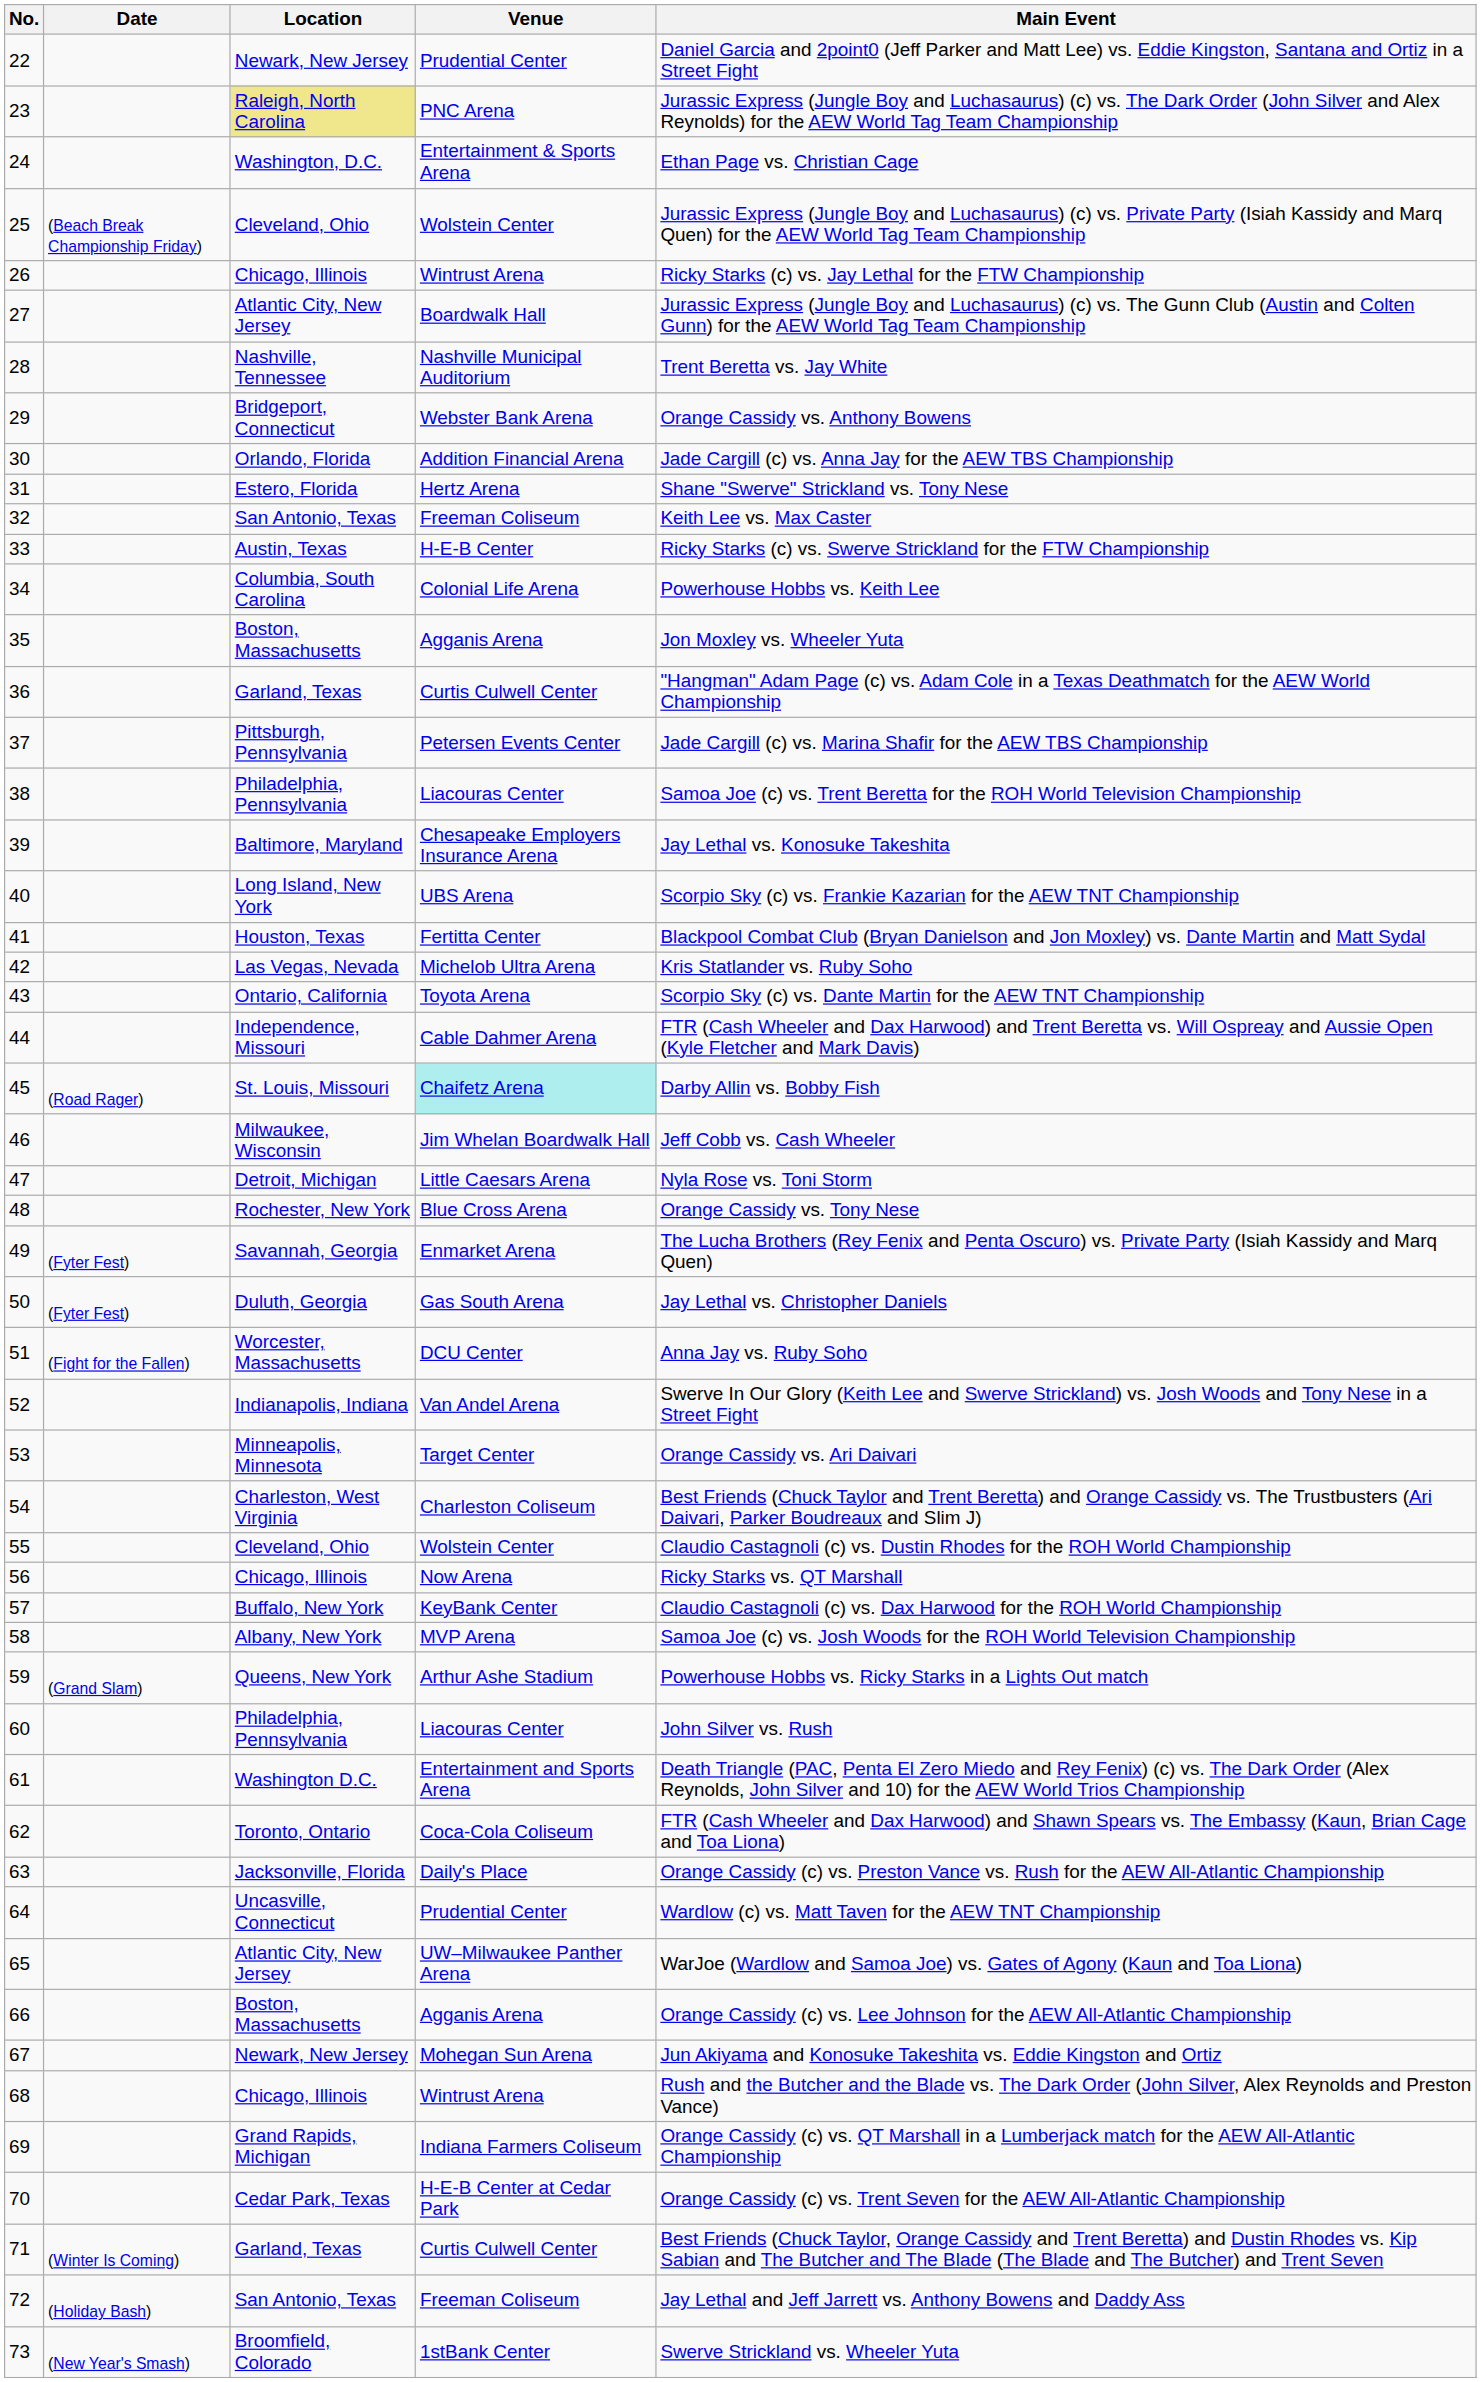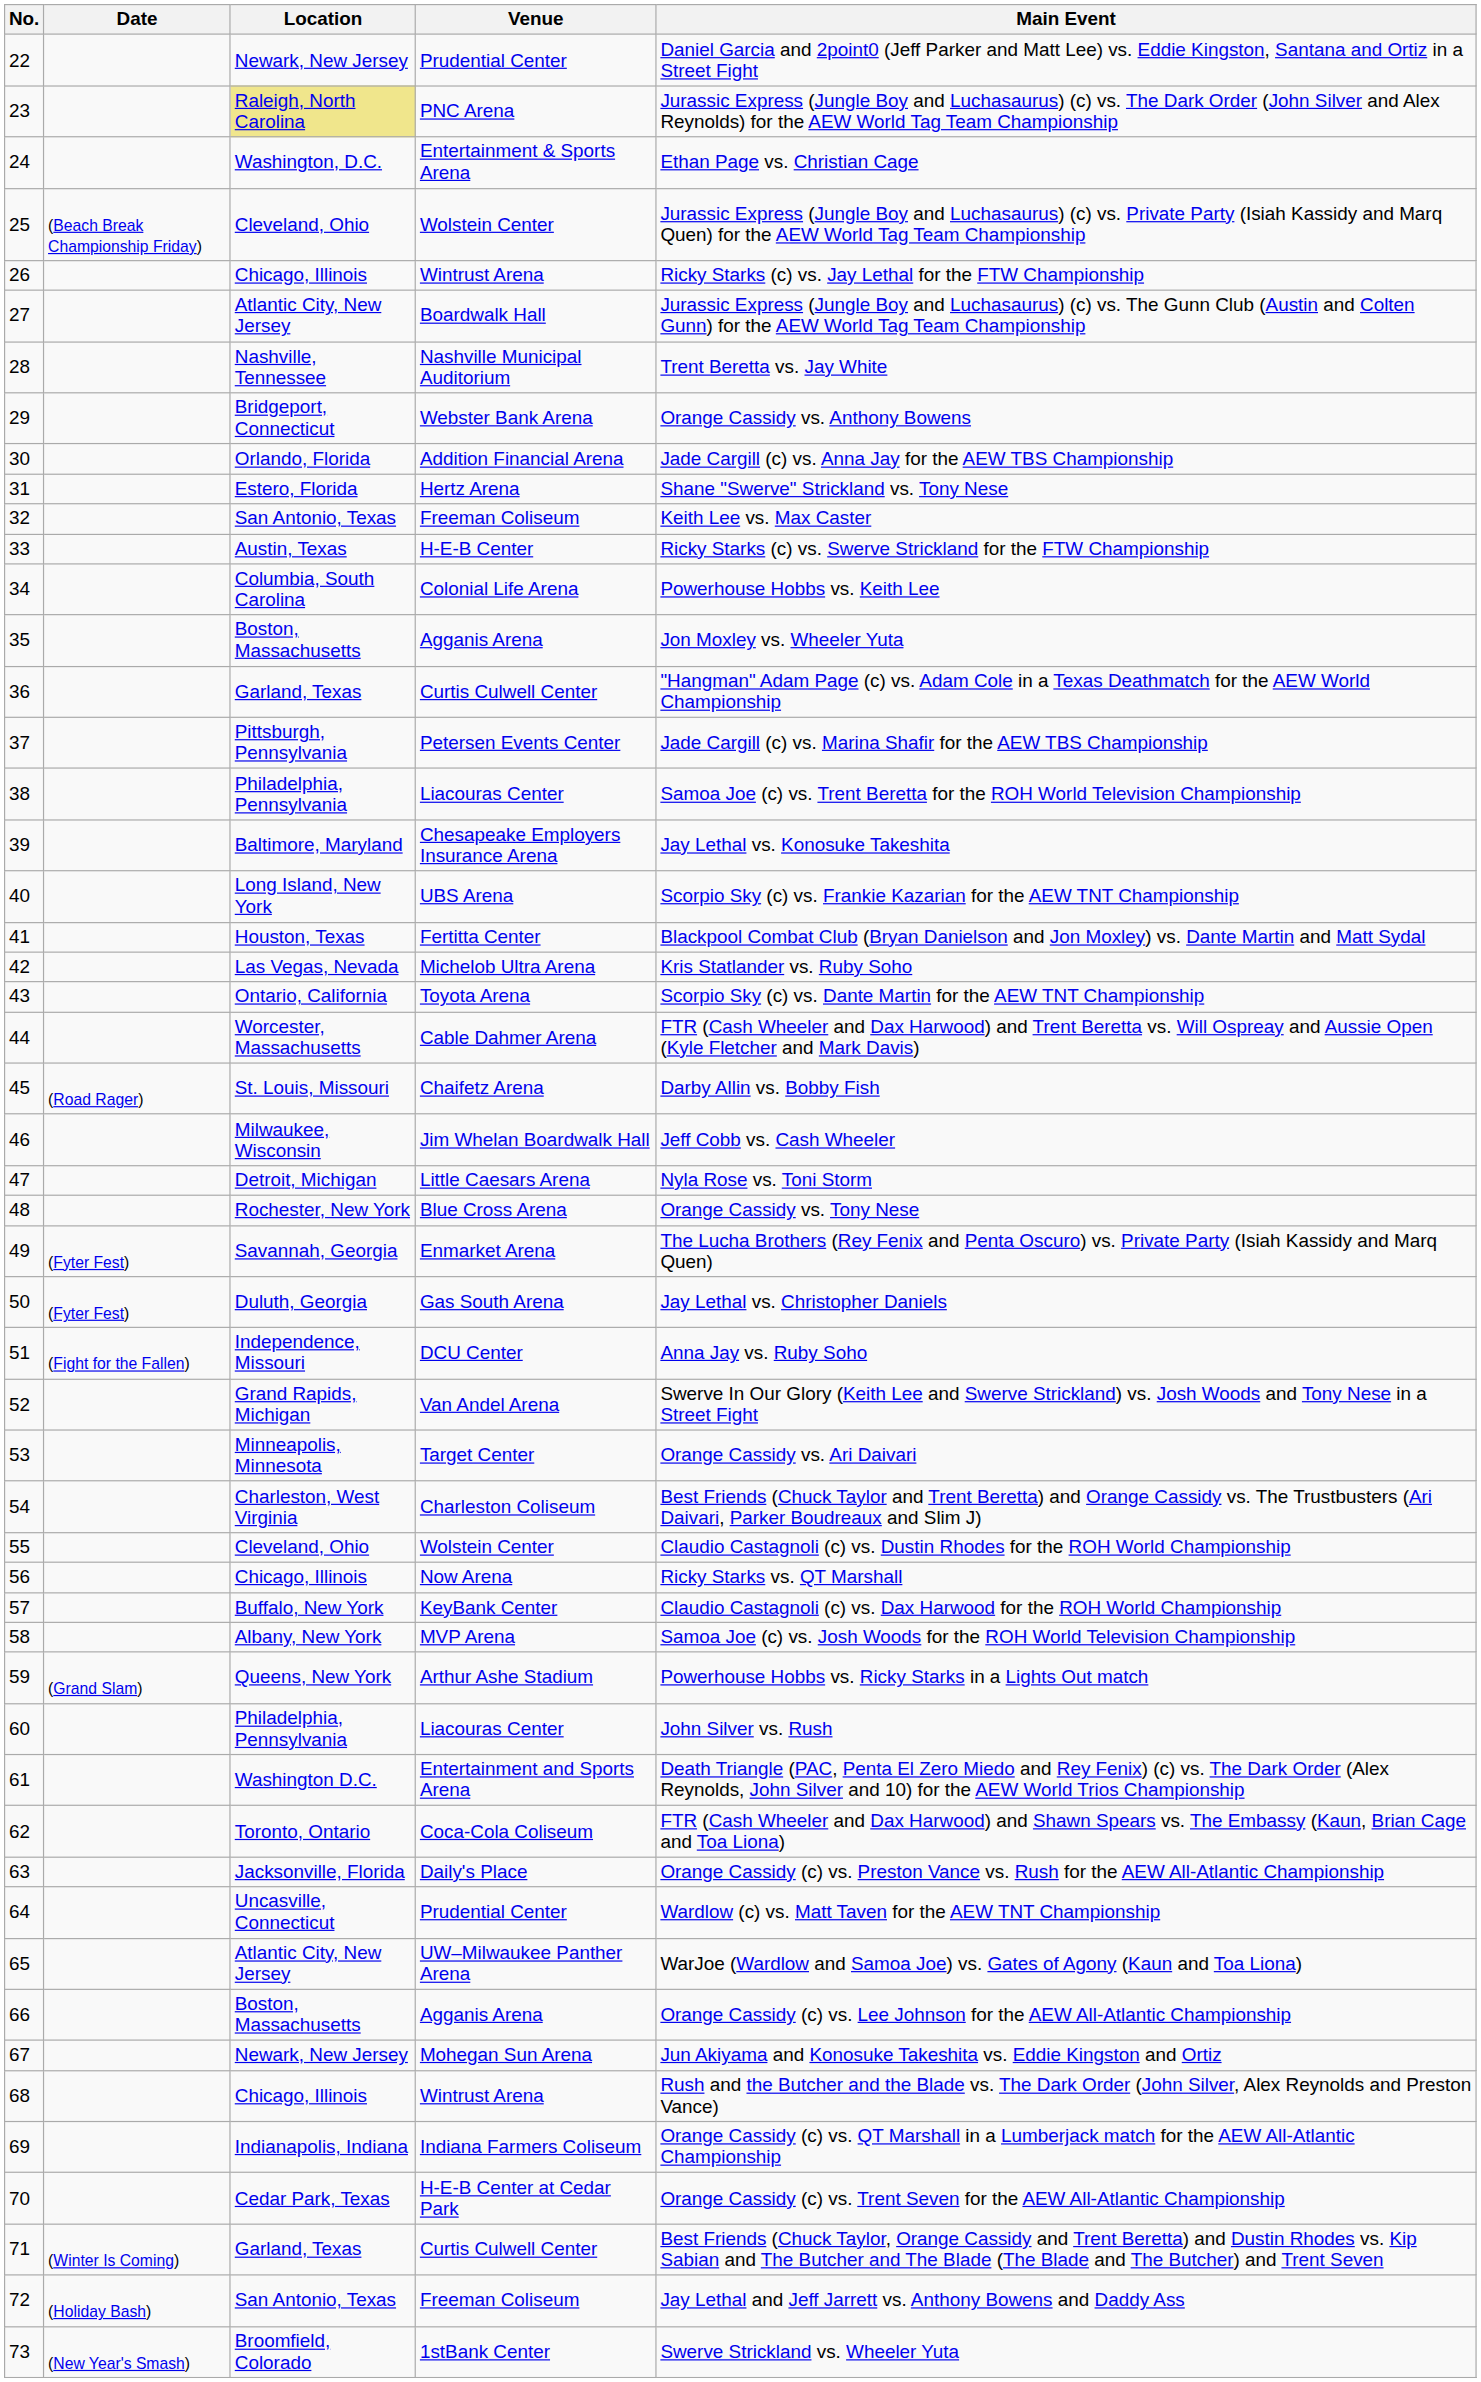(297, 1037) Independence, Missouri -> (298, 1037) Worcester, Massachusetts
(482, 1088) paleturquoise background -> (482, 1088) no background
(298, 1353) Worcester, Massachusetts -> (297, 1353) Independence, Missouri
(321, 1404) Indianapolis, Indiana -> (296, 1404) Grand Rapids, Michigan
(296, 2147) Grand Rapids, Michigan -> (321, 2147) Indianapolis, Indiana
